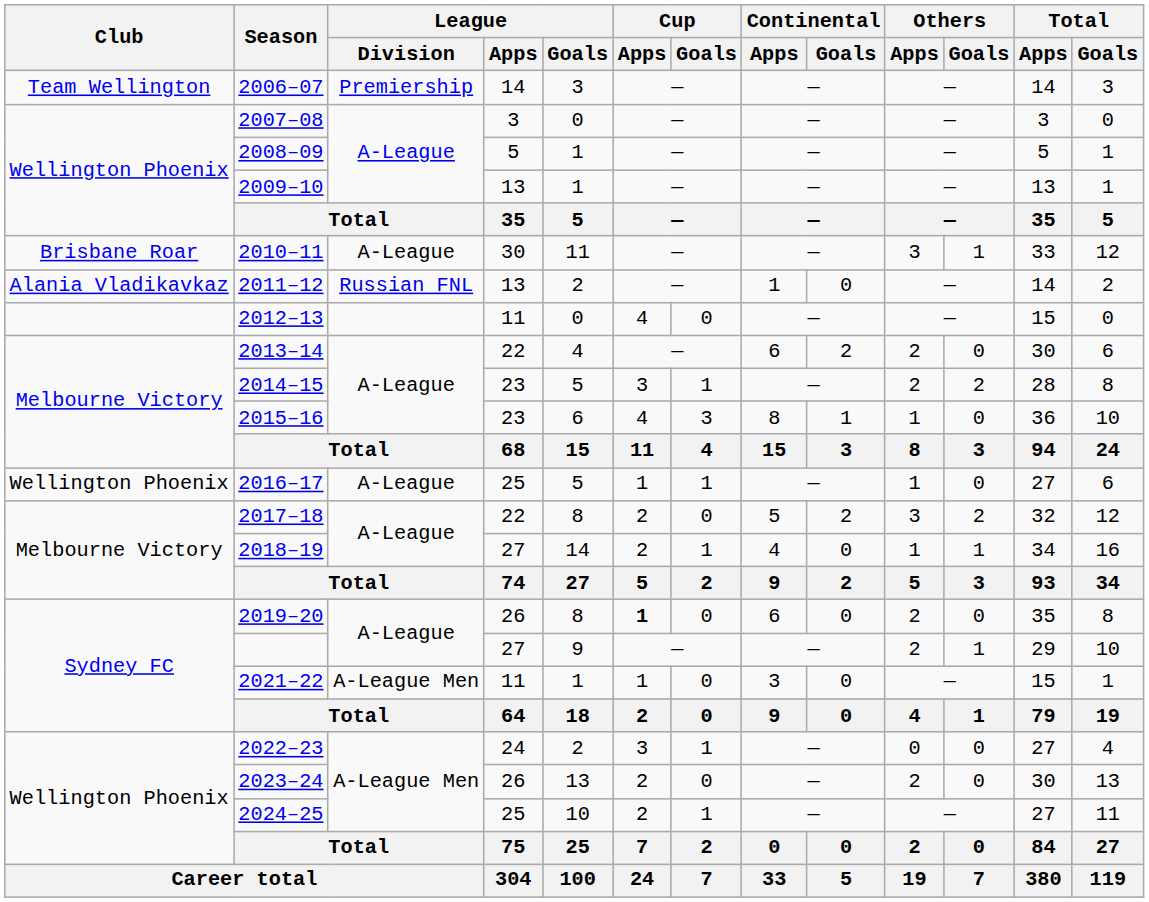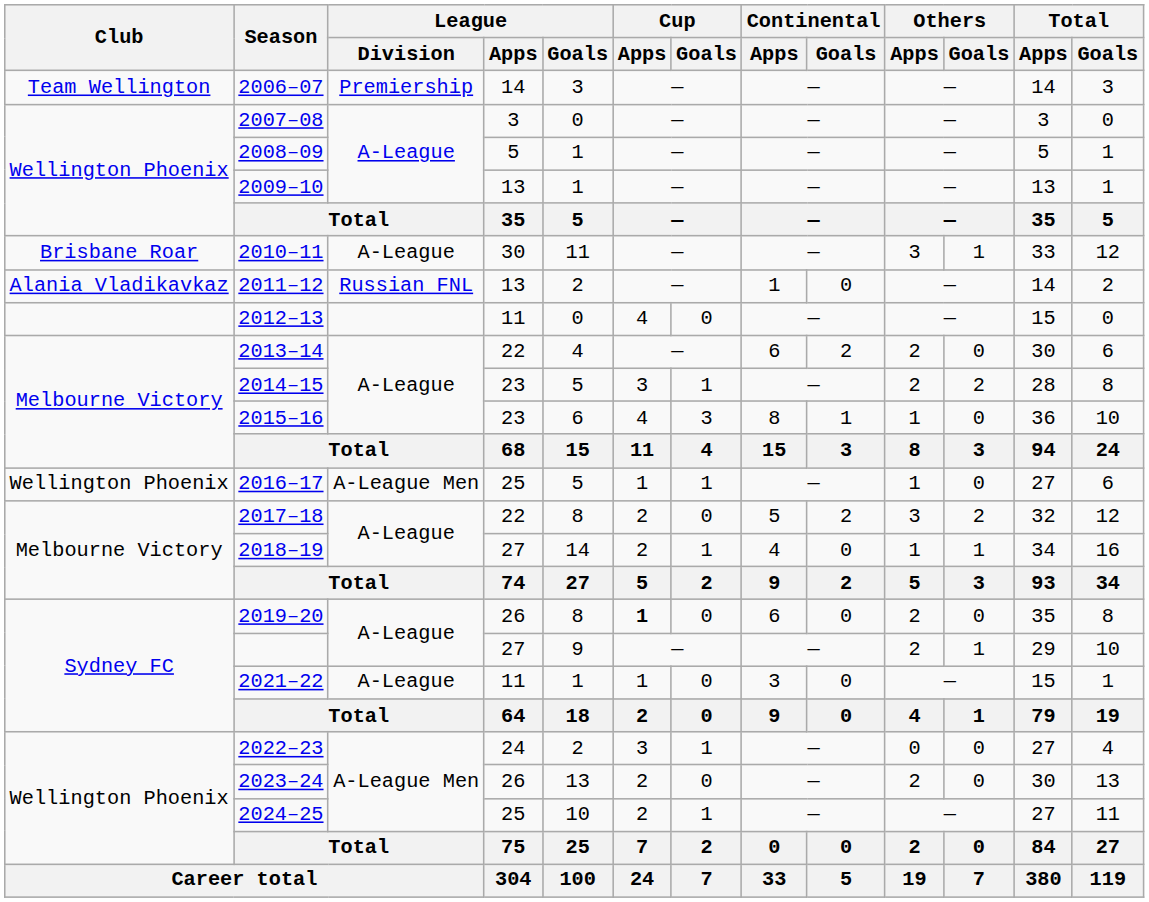(406, 484) A-League -> (406, 484) A-League Men
(406, 682) A-League Men -> (406, 682) A-League
